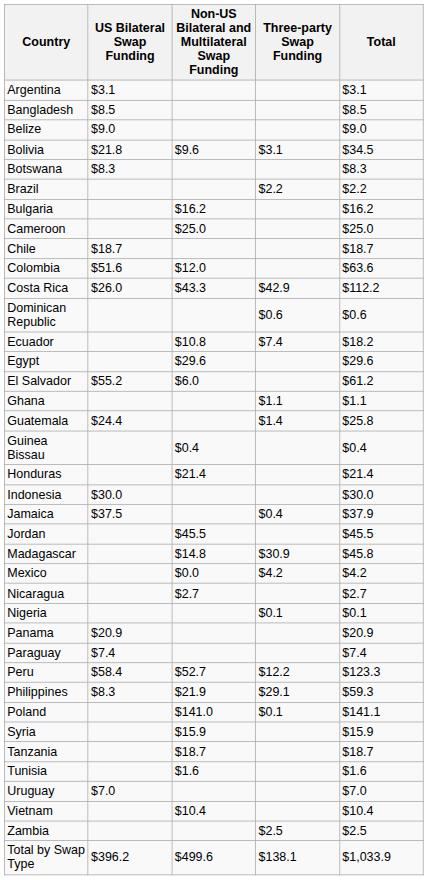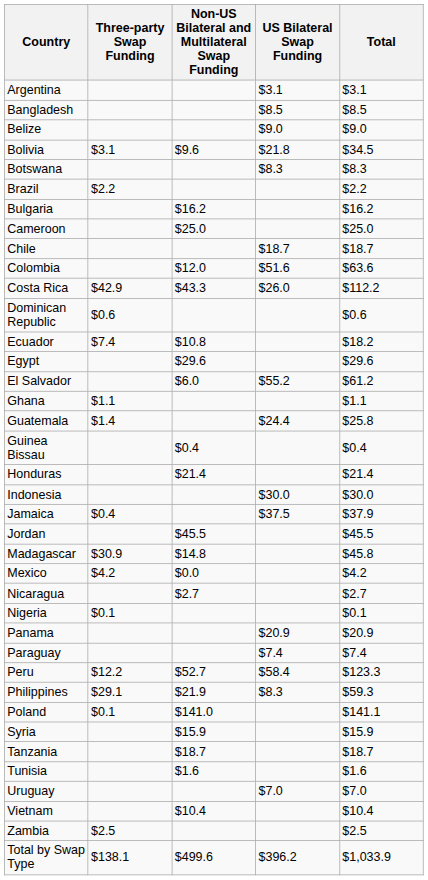columns swapped: (298, 42) <-> (130, 42)
